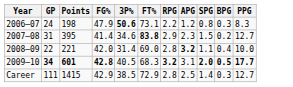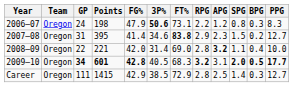+ column: (58, 11)
